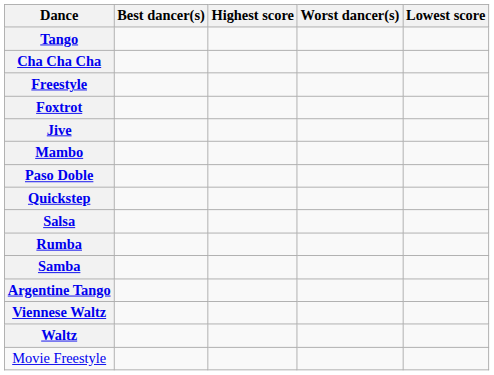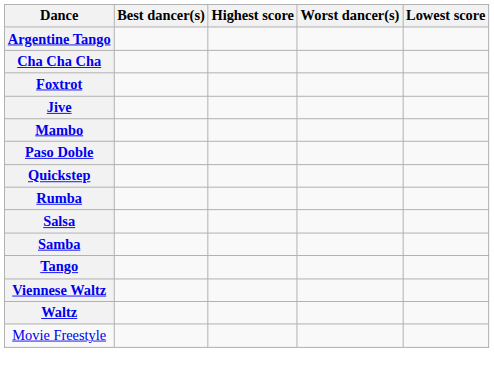rows swapped: (59, 289) <-> (59, 38)
- row: (59, 84)
rows swapped: (59, 244) <-> (59, 221)
